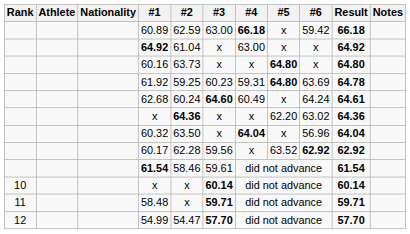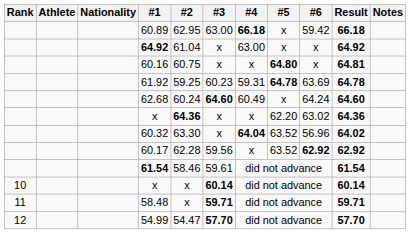(187, 30) 62.59 -> (187, 30) 62.95
(187, 64) 63.73 -> (187, 64) 60.75
(351, 64) 64.80 -> (351, 64) 64.81
(284, 82) 64.80 -> (284, 82) 64.78
(351, 99) 64.61 -> (351, 99) 64.60
(187, 133) 63.50 -> (187, 133) 63.30
(284, 133) x -> (284, 133) 63.52
(351, 133) 64.04 -> (351, 133) 64.02
